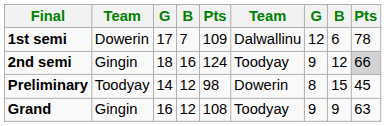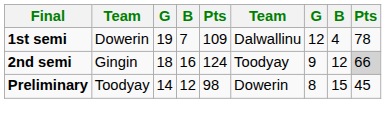(165, 39) 17 -> (165, 39) 19
(335, 39) 6 -> (335, 39) 4
- row: (30, 109)
